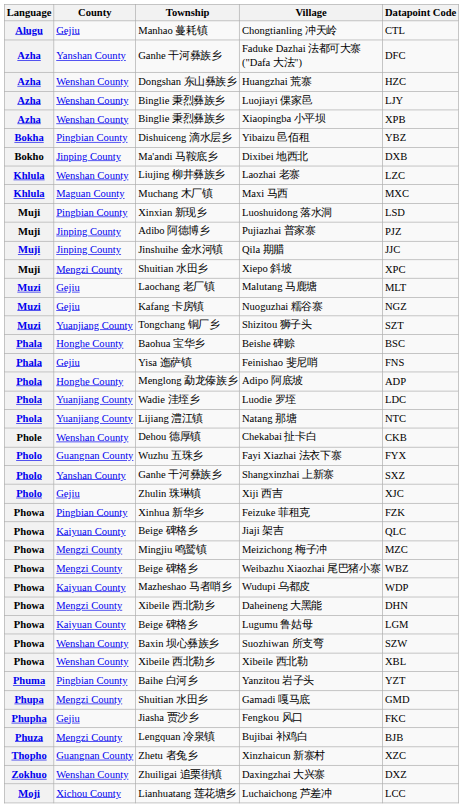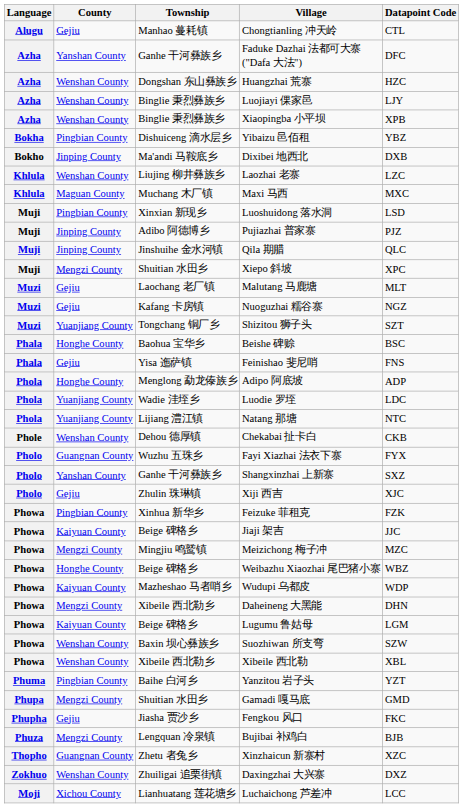(393, 250) JJC -> (396, 250) QLC
(396, 531) QLC -> (393, 531) JJC
(89, 568) Mengzi County -> (90, 568) Honghe County
